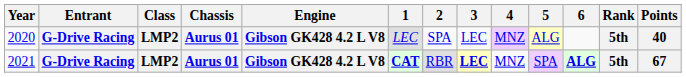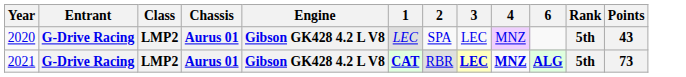- column: (546, 15)
(659, 38) 40 -> (626, 38) 43
(510, 60) normal -> (511, 60) bold
(659, 60) 67 -> (626, 60) 73
